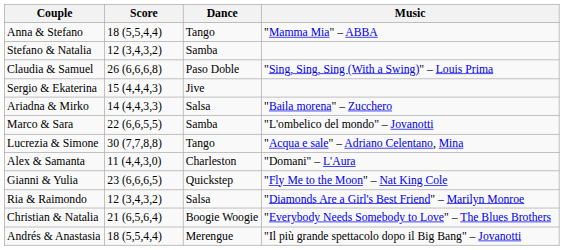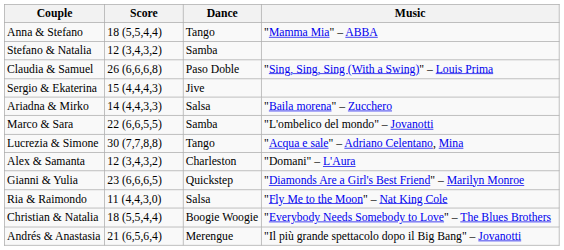(134, 161) 11 (4,4,3,0) -> (135, 161) 12 (3,4,3,2)
(356, 180) "Fly Me to the Moon" – Nat King Cole -> (394, 180) "Diamonds Are a Girl's Best Friend" – Marilyn Monroe
(135, 198) 12 (3,4,3,2) -> (134, 198) 11 (4,4,3,0)
(394, 198) "Diamonds Are a Girl's Best Friend" – Marilyn Monroe -> (356, 198) "Fly Me to the Moon" – Nat King Cole
(135, 217) 21 (6,5,6,4) -> (135, 217) 18 (5,5,4,4)
(135, 236) 18 (5,5,4,4) -> (135, 236) 21 (6,5,6,4)
